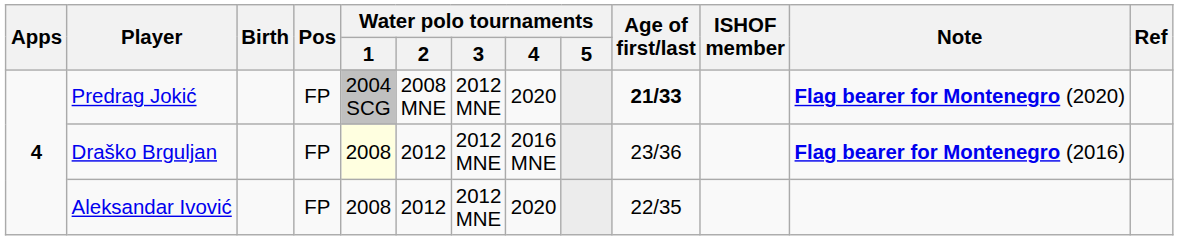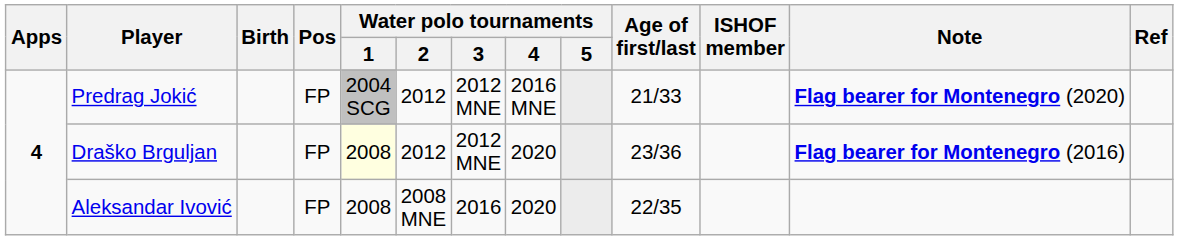(423, 97) 2008 MNE -> (423, 97) 2012
(534, 97) 2020 -> (534, 97) 2016 MNE
(656, 97) bold -> (656, 97) normal
(534, 152) 2016 MNE -> (534, 152) 2020
(423, 207) 2012 -> (423, 207) 2008 MNE
(479, 207) 2012 MNE -> (479, 207) 2016
